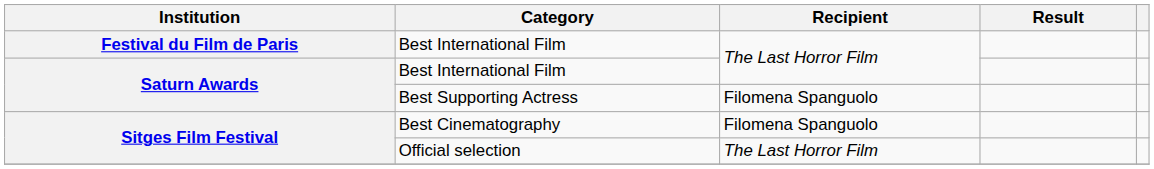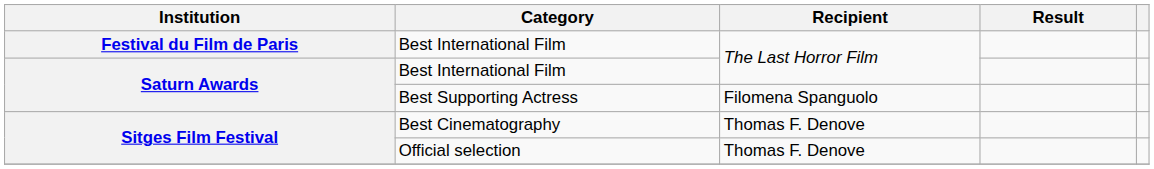(801, 124) Filomena Spanguolo -> (794, 124) Thomas F. Denove
(801, 151) The Last Horror Film -> (794, 151) Thomas F. Denove
